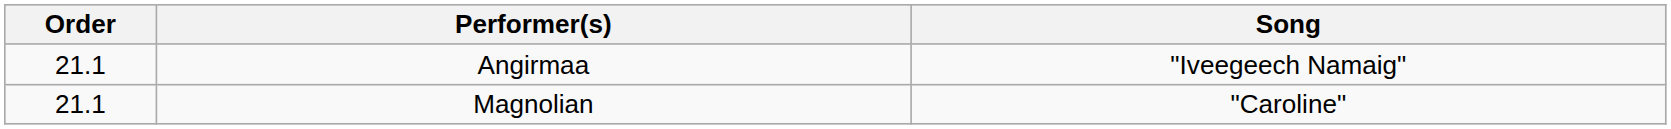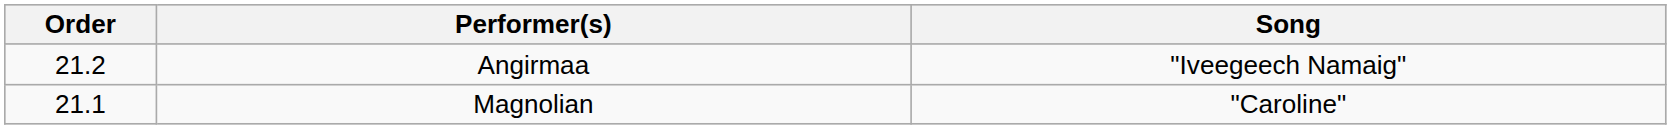(80, 64) 21.1 -> (80, 64) 21.2
